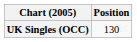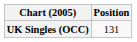(111, 29) 130 -> (111, 29) 131
